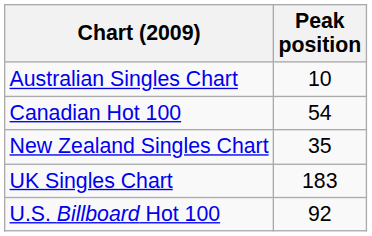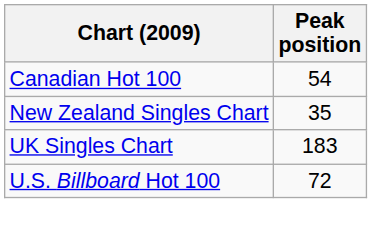- row: (124, 79)
(320, 214) 92 -> (320, 180) 72
